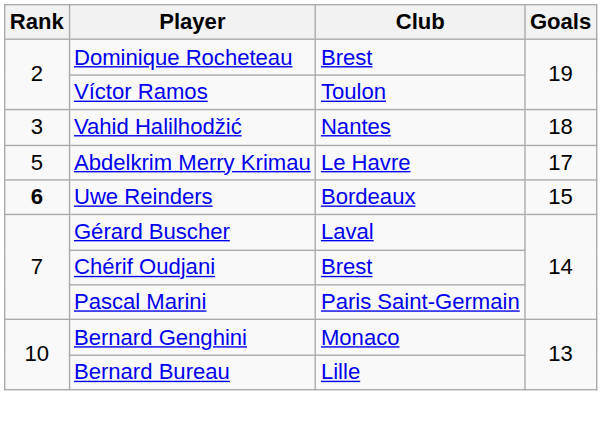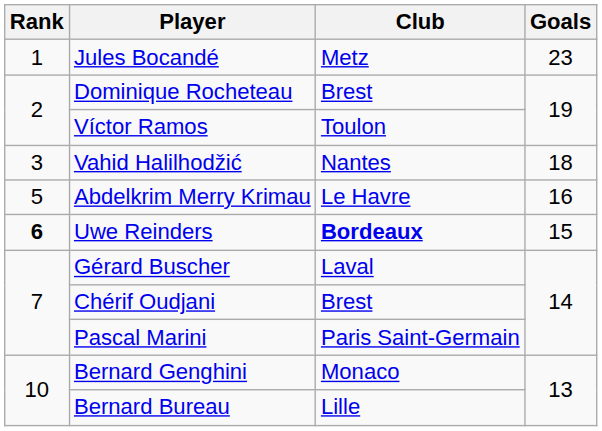+ row: (146, 57)
(561, 162) 17 -> (561, 197) 16
(368, 197) normal -> (372, 232) bold
